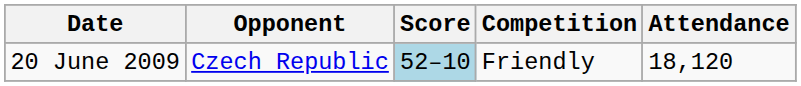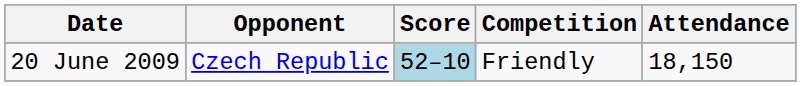(691, 62) 18,120 -> (691, 62) 18,150
